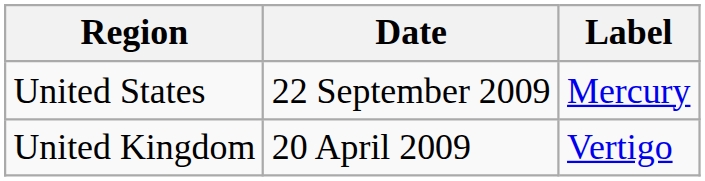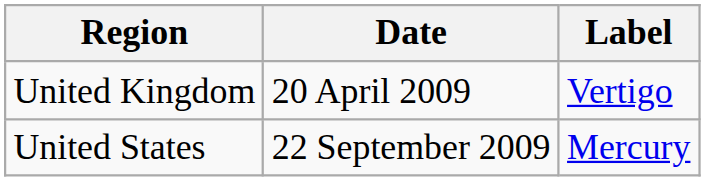rows swapped: (134, 146) <-> (109, 89)
